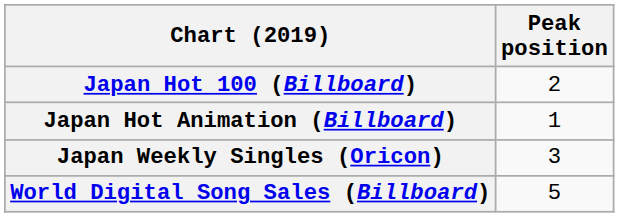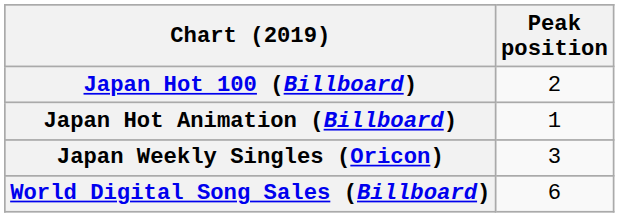(554, 194) 5 -> (554, 194) 6
